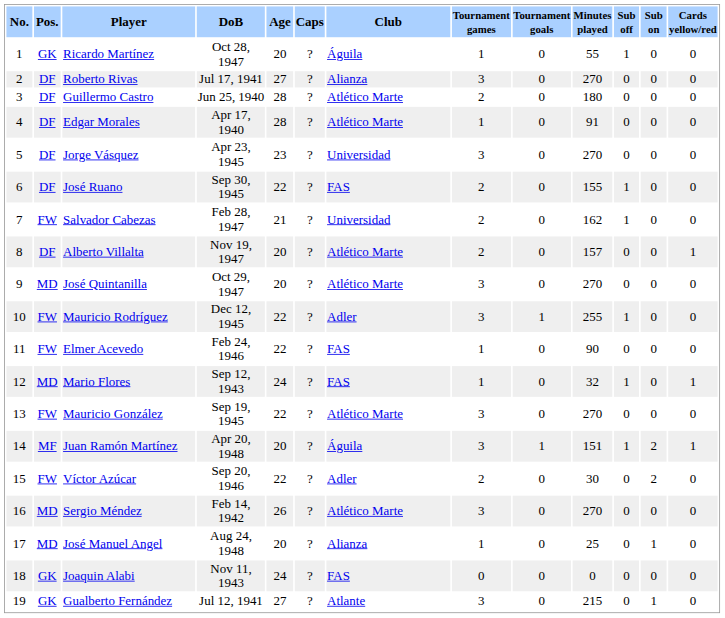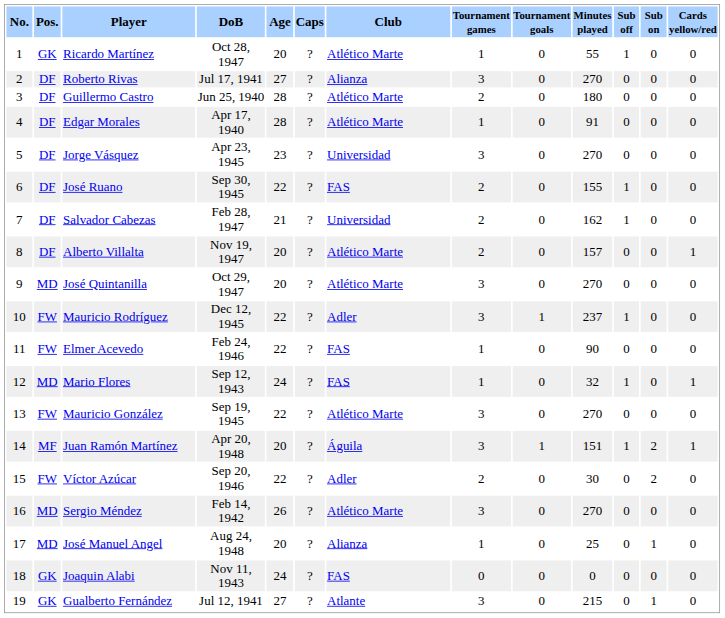(345, 54) Águila -> (365, 54) Atlético Marte
(47, 219) FW -> (47, 219) DF
(593, 316) 255 -> (593, 316) 237
